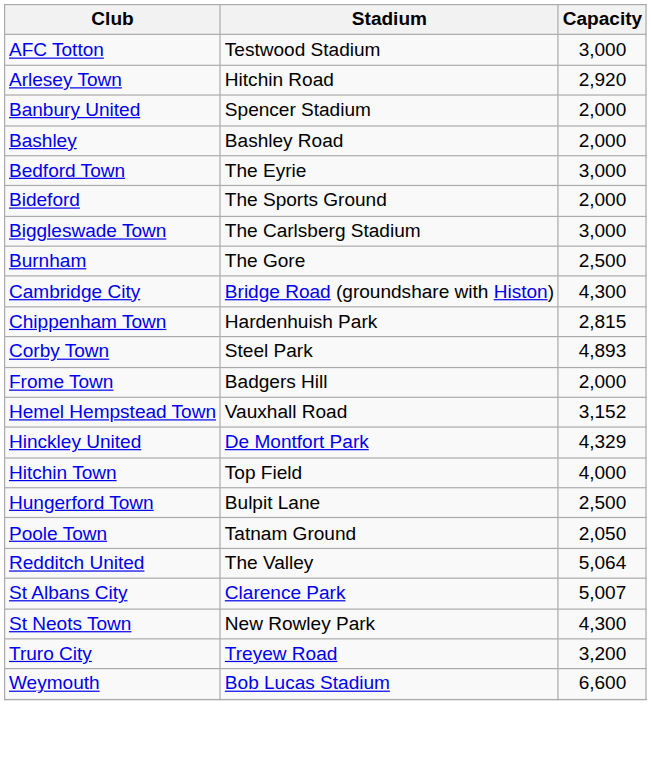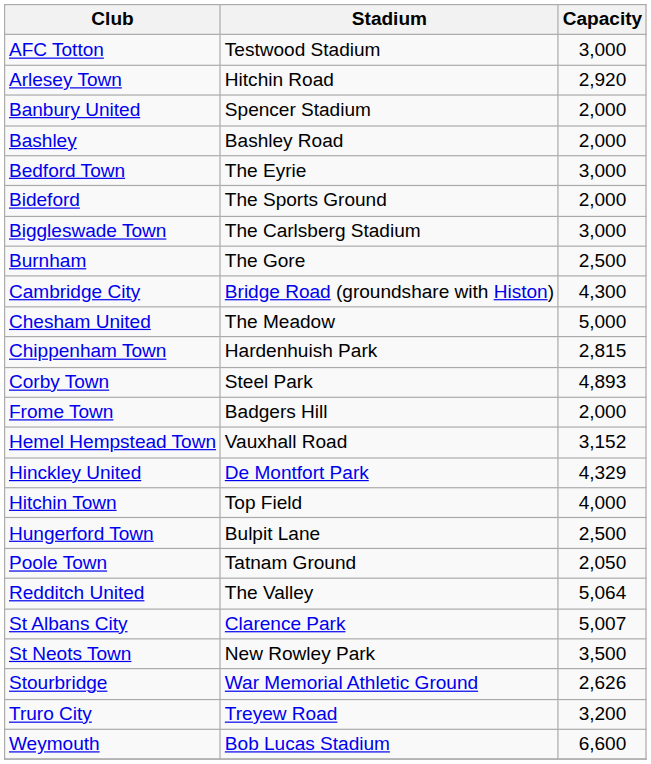+ row: (80, 321)
(602, 623) 4,300 -> (602, 653) 3,500
+ row: (58, 683)
